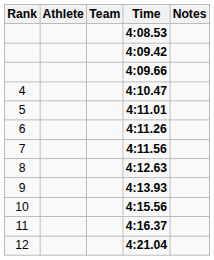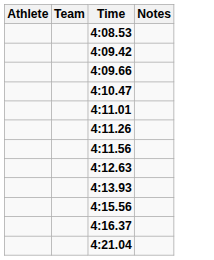- column: (22, 14)
